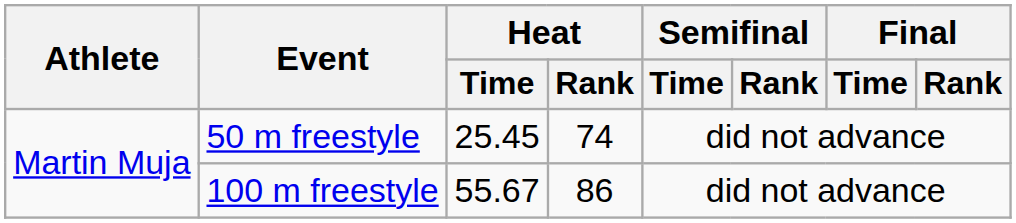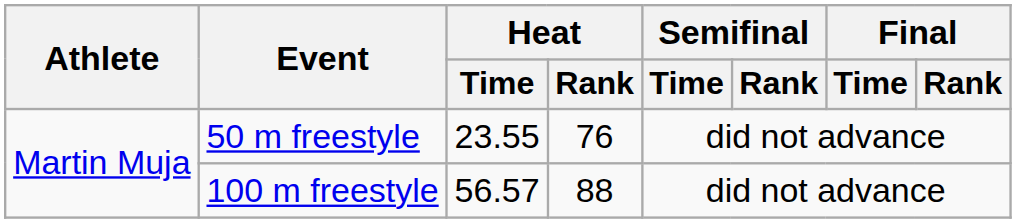(497, 137) 25.45 -> (497, 137) 23.55
(595, 137) 74 -> (595, 137) 76
(497, 190) 55.67 -> (497, 190) 56.57
(595, 190) 86 -> (595, 190) 88
